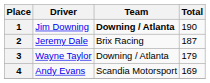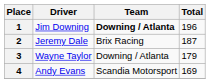(189, 27) 190 -> (189, 27) 196
